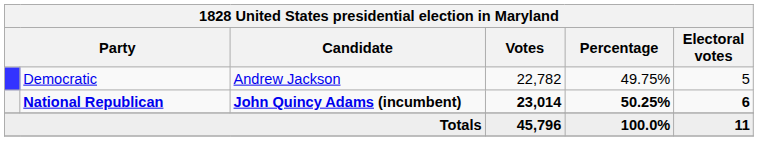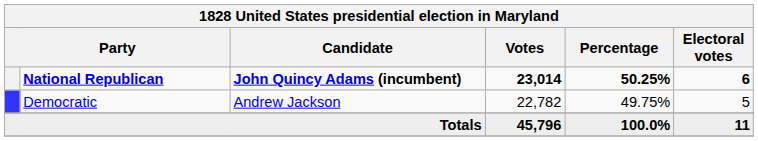rows swapped: (93, 102) <-> (60, 79)
